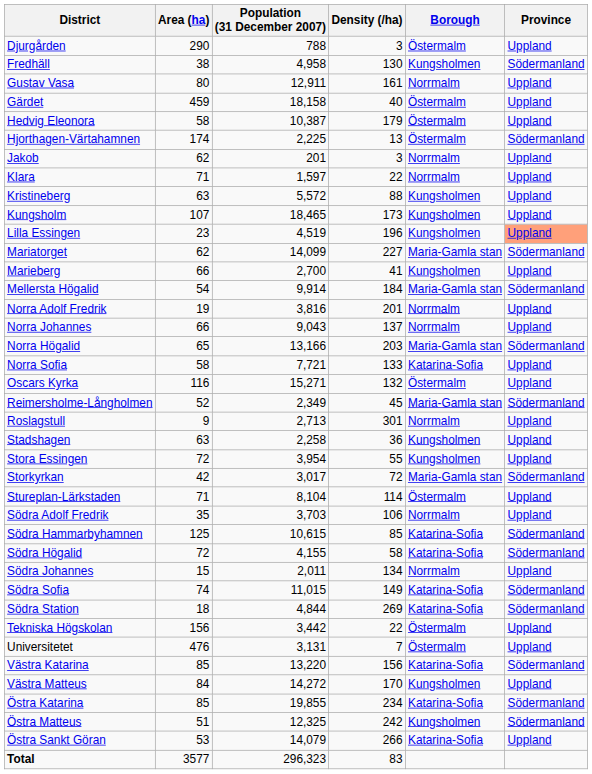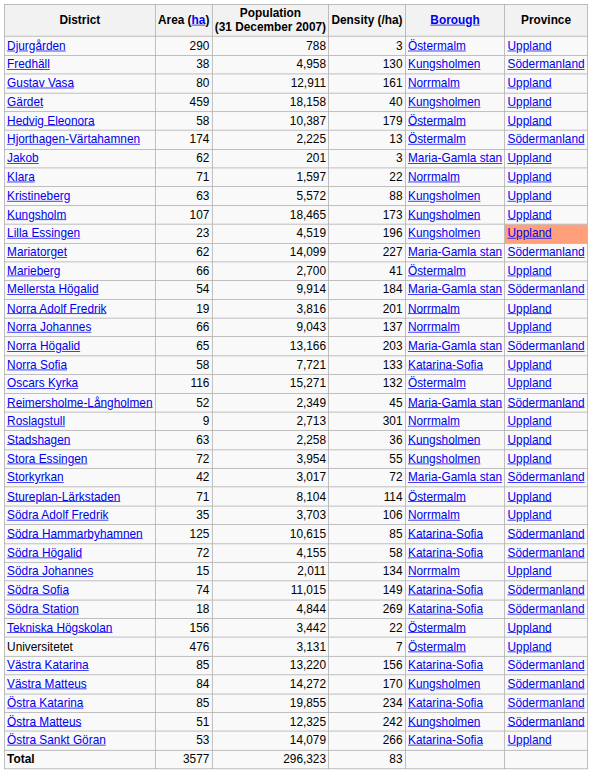(437, 102) Östermalm -> (444, 102) Kungsholmen
(434, 158) Norrmalm -> (455, 158) Maria-Gamla stan
(444, 271) Kungsholmen -> (437, 271) Östermalm
(530, 684) Uppland -> (546, 684) Södermanland
